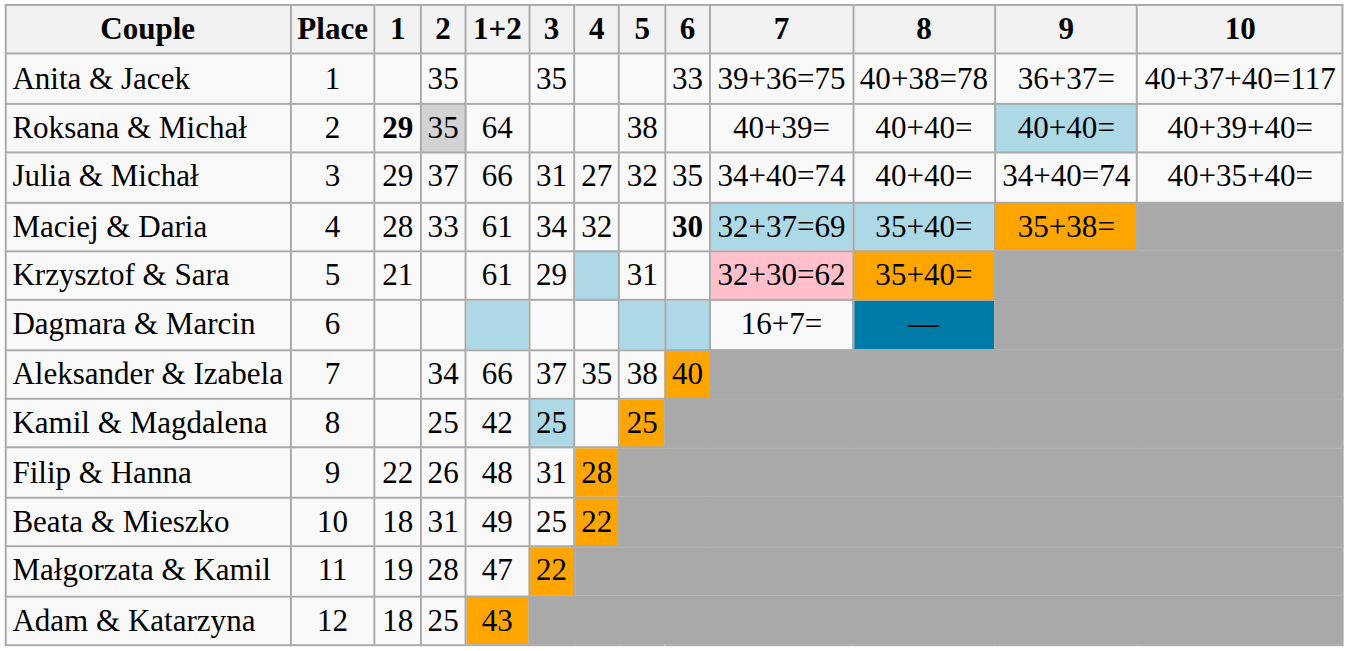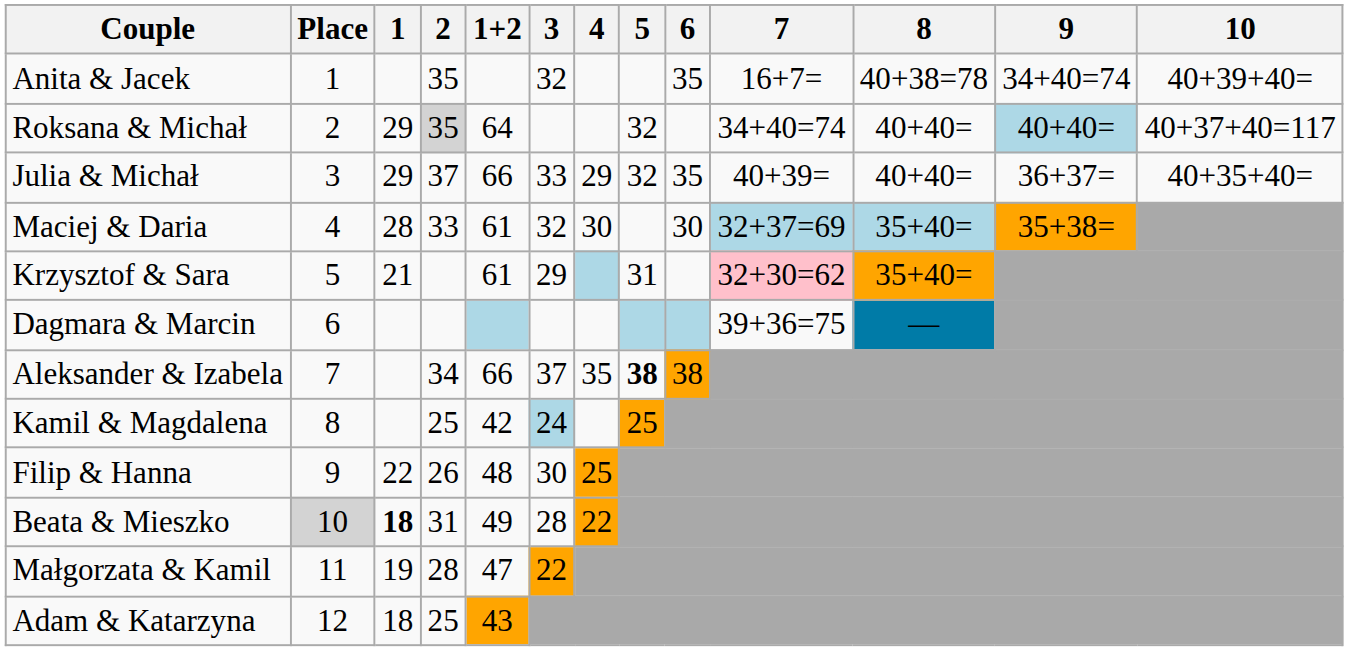(552, 78) 35 -> (552, 78) 32
(688, 78) 33 -> (688, 78) 35
(781, 78) 39+36=75 -> (781, 78) 16+7=
(1066, 78) 36+37= -> (1066, 78) 34+40=74
(1240, 78) 40+37+40=117 -> (1240, 78) 40+39+40=
(398, 127) bold -> (398, 127) normal
(642, 127) 38 -> (642, 127) 32
(781, 127) 40+39= -> (781, 127) 34+40=74
(1240, 127) 40+39+40= -> (1240, 127) 40+37+40=117
(552, 176) 31 -> (552, 176) 33
(597, 176) 27 -> (597, 176) 29
(781, 176) 34+40=74 -> (781, 176) 40+39=
(1066, 176) 34+40=74 -> (1066, 176) 36+37=
(552, 226) 34 -> (552, 226) 32
(597, 226) 32 -> (597, 226) 30
(688, 226) bold -> (688, 226) normal
(781, 324) 16+7= -> (781, 324) 39+36=75
(642, 373) normal -> (642, 373) bold
(688, 373) 40 -> (688, 373) 38
(552, 422) 25 -> (552, 422) 24
(552, 472) 31 -> (552, 472) 30
(597, 472) 28 -> (597, 472) 25
(333, 521) no background -> (333, 521) lightgrey background
(398, 521) normal -> (398, 521) bold
(552, 521) 25 -> (552, 521) 28
